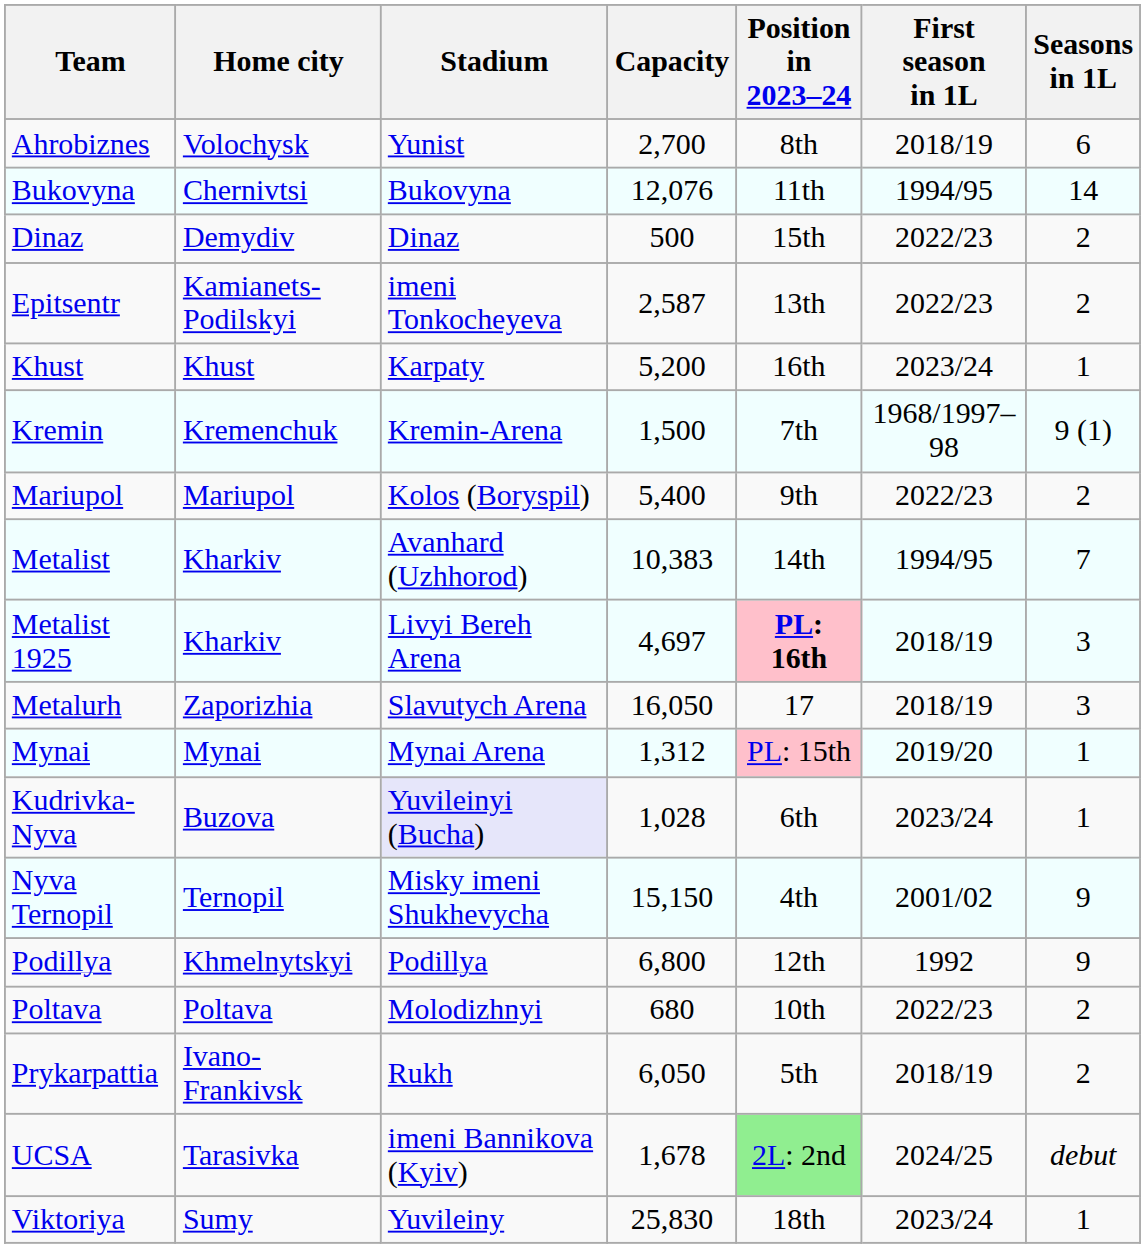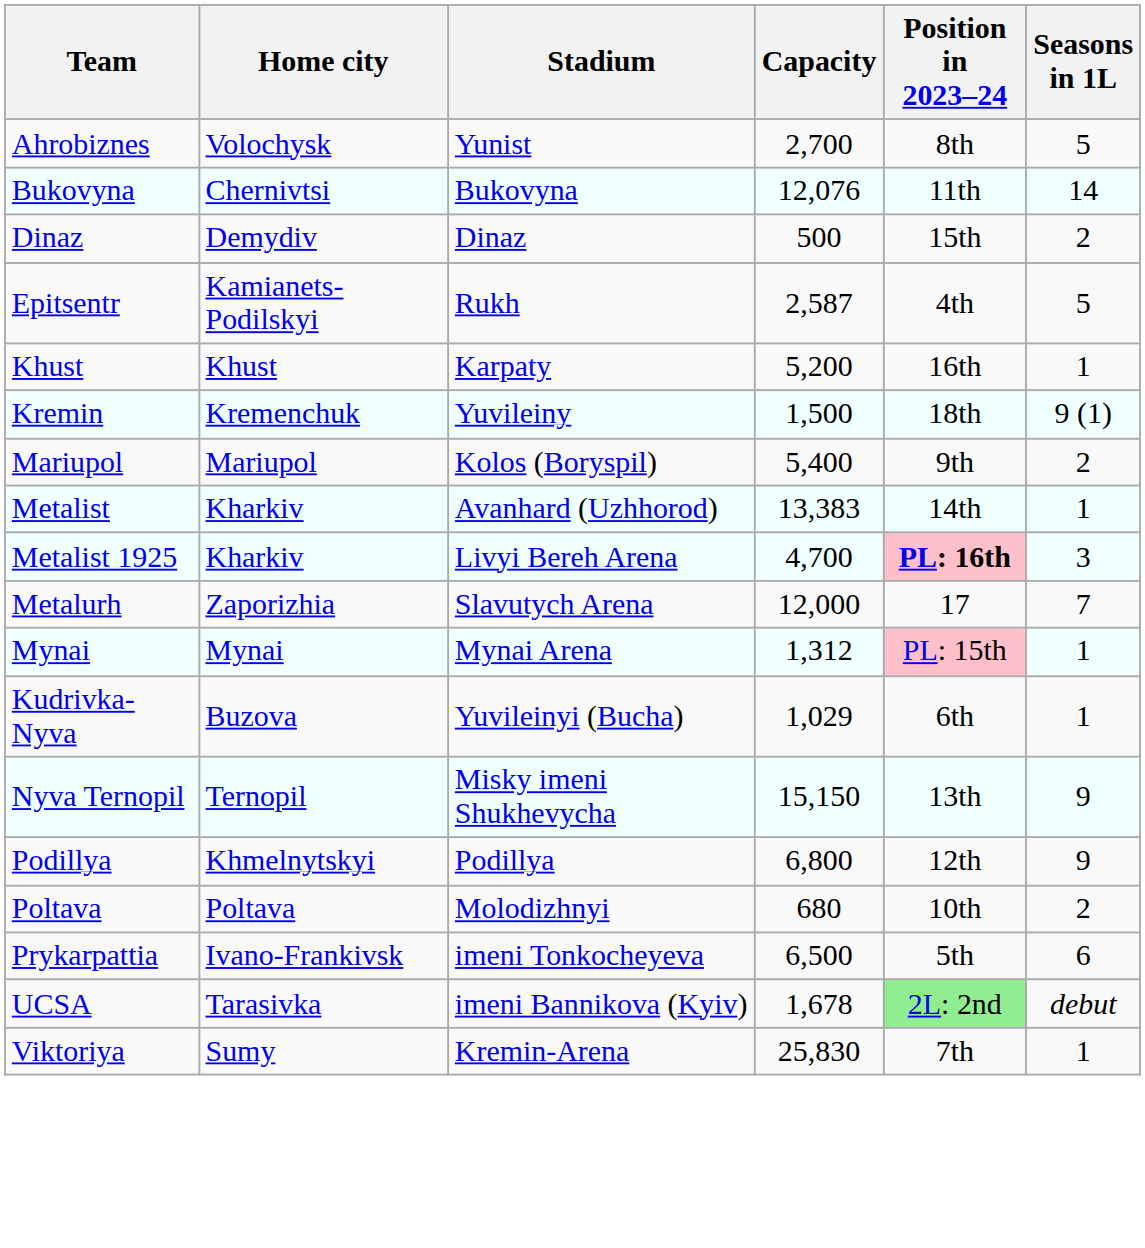- column: (944, 61)
(1083, 142) 6 -> (1083, 142) 5
(475, 302) imeni Tonkocheyeva -> (487, 302) Rukh
(799, 302) 13th -> (955, 302) 4th
(1083, 302) 2 -> (1083, 302) 5
(475, 430) Kremin-Arena -> (513, 413) Yuvileiny
(799, 430) 7th -> (955, 413) 18th
(672, 559) 10,383 -> (819, 508) 13,383
(1083, 559) 7 -> (1083, 508) 1
(672, 640) 4,697 -> (819, 556) 4,700
(672, 704) 16,050 -> (819, 603) 12,000
(1083, 704) 3 -> (1083, 603) 7
(450, 816) lavender background -> (569, 715) no background
(672, 816) 1,028 -> (819, 715) 1,029
(799, 897) 4th -> (955, 796) 13th
(420, 1073) Rukh -> (579, 955) imeni Tonkocheyeva
(672, 1073) 6,050 -> (819, 955) 6,500
(1083, 1073) 2 -> (1083, 955) 6
(446, 1218) Yuvileiny -> (542, 1050) Kremin-Arena
(799, 1218) 18th -> (955, 1050) 7th
